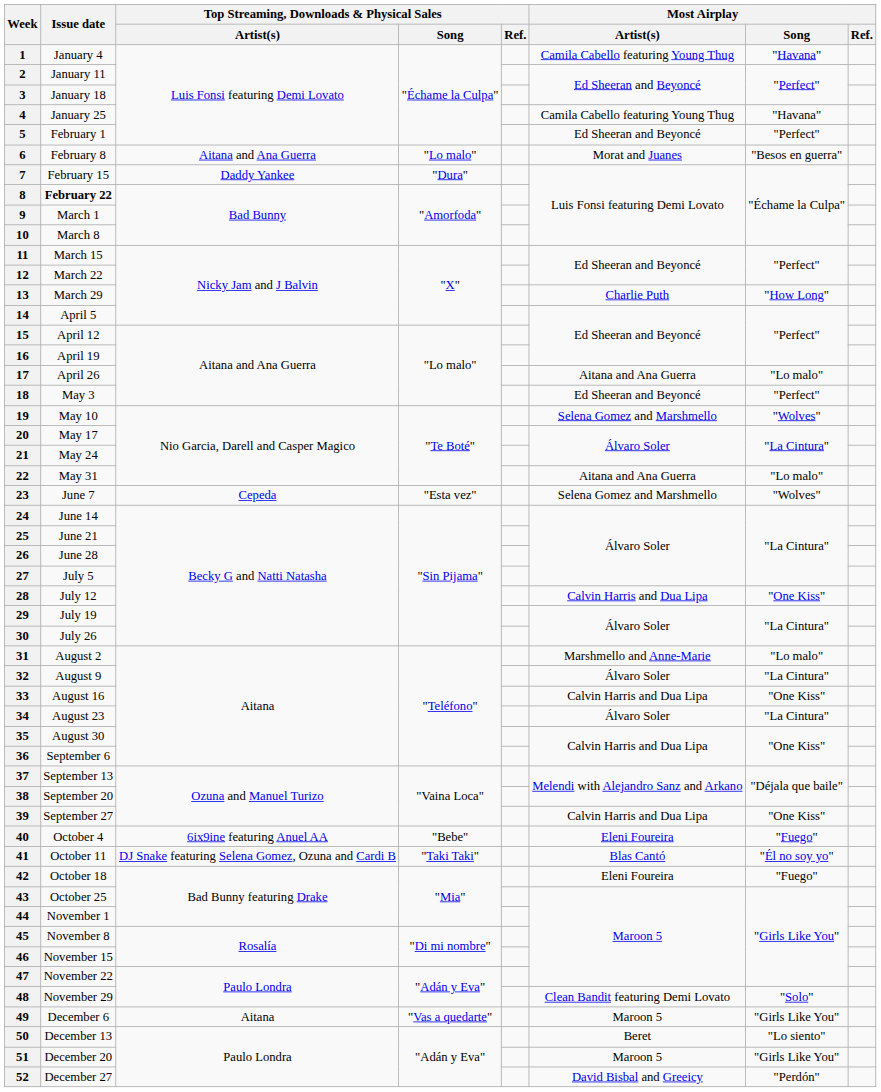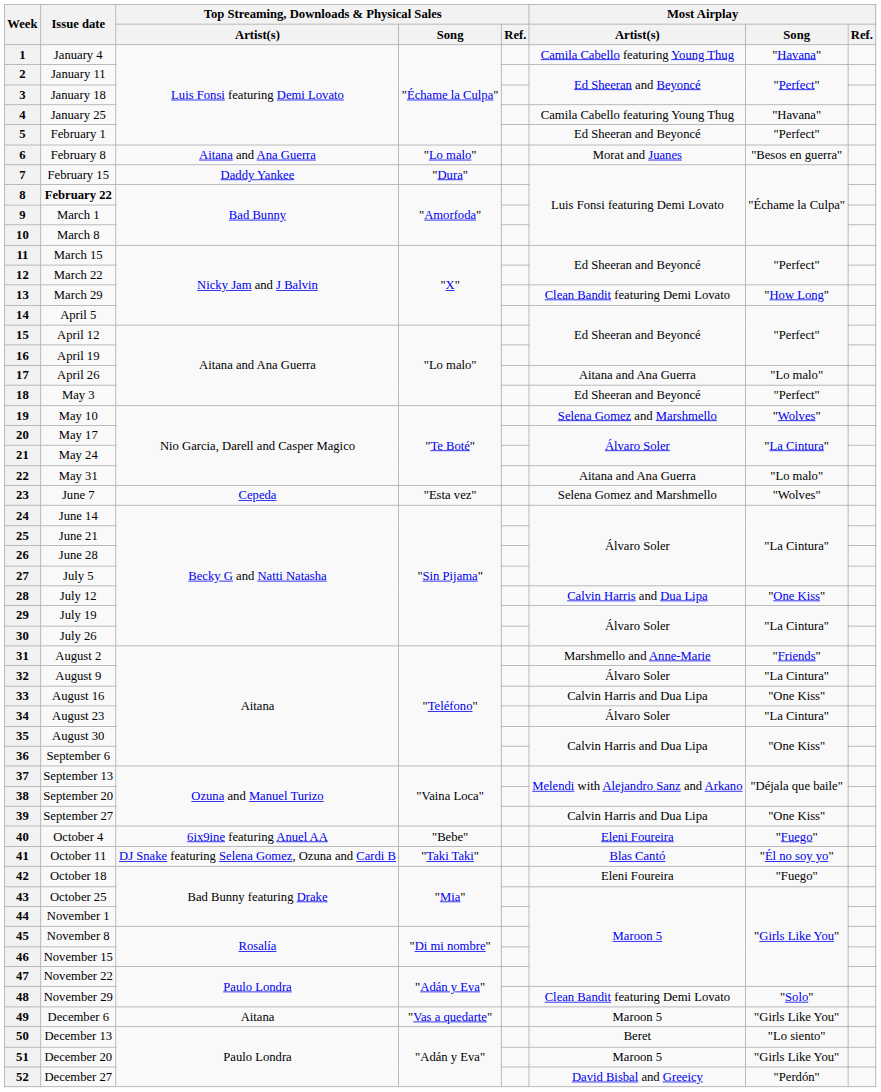(637, 295) Charlie Puth -> (637, 295) Clean Bandit featuring Demi Lovato
(797, 656) "Lo malo" -> (797, 656) "Friends"
